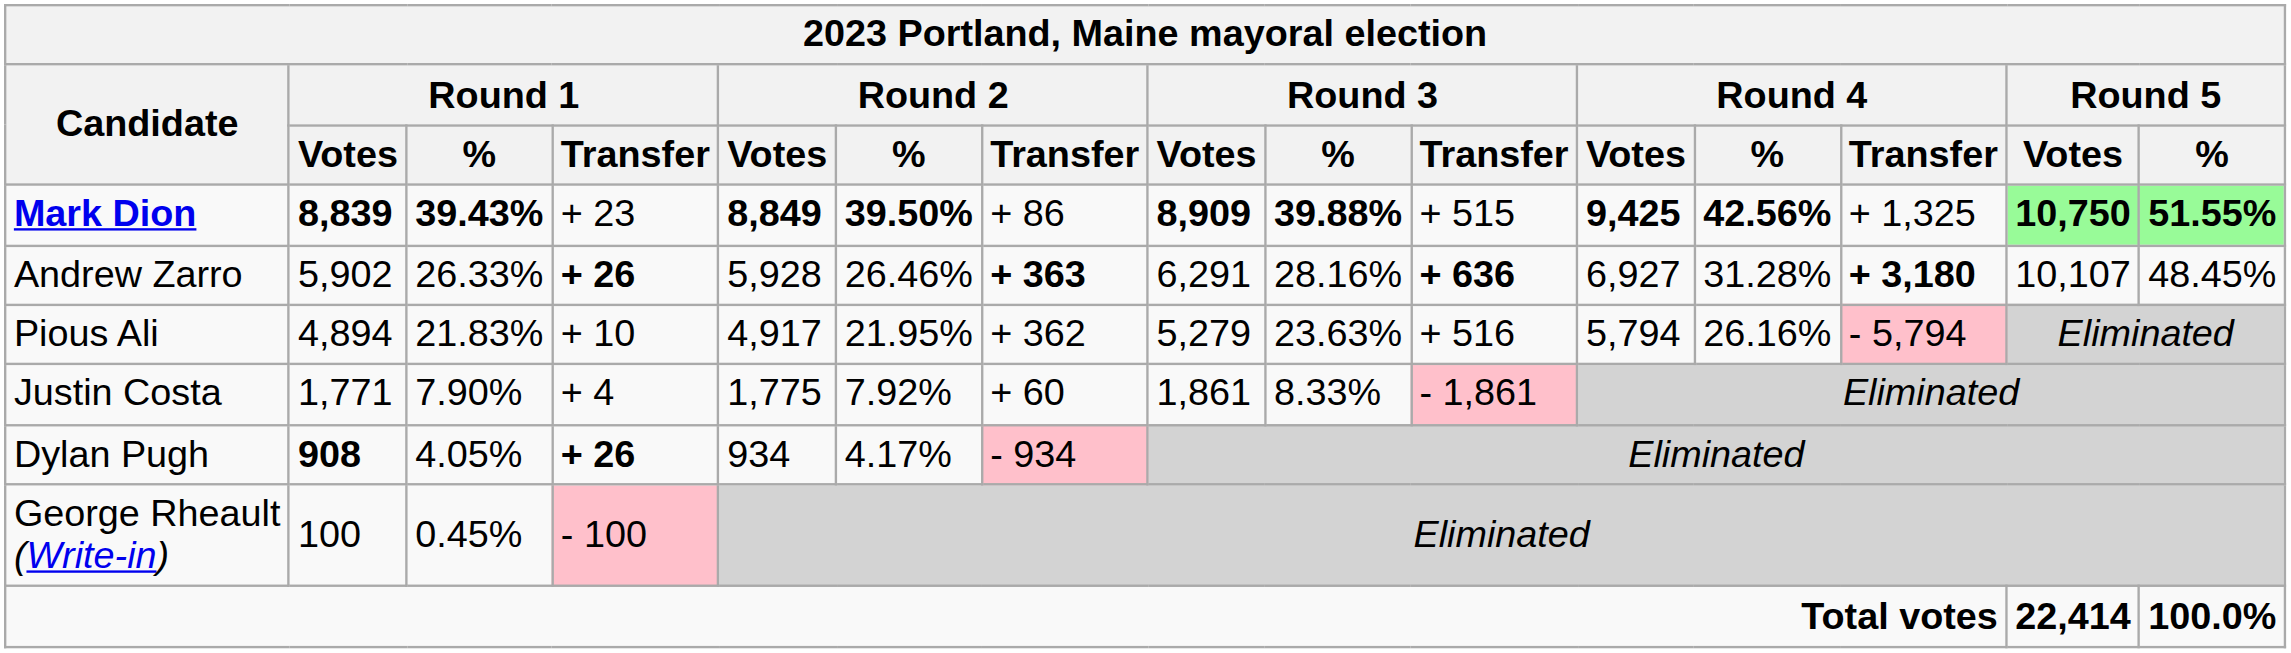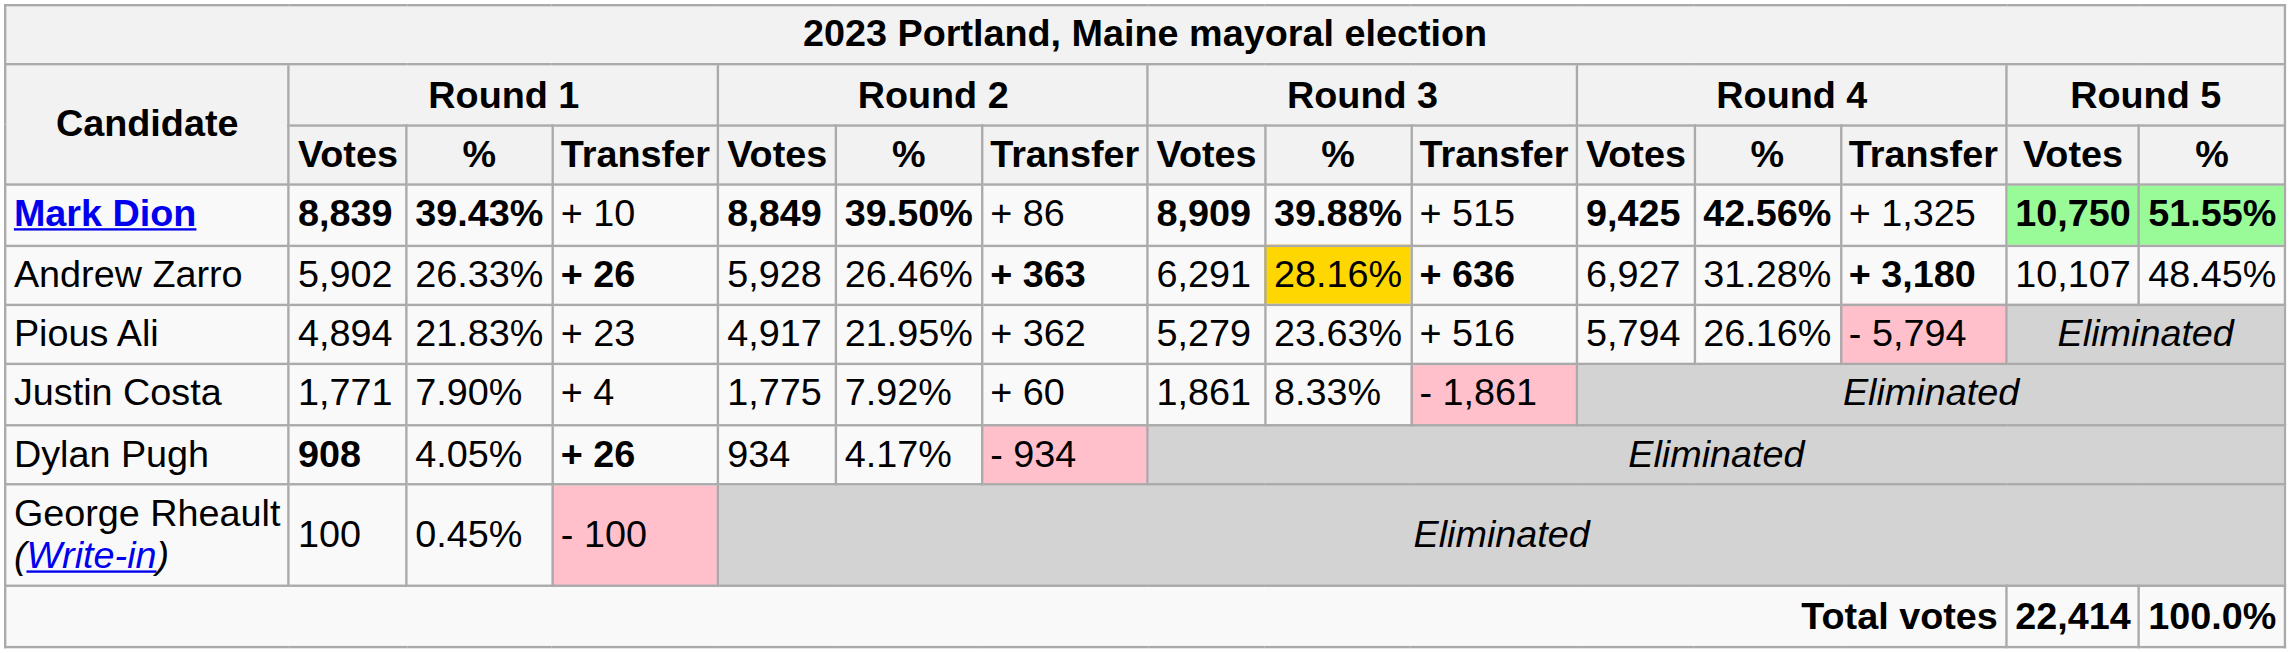(598, 214) + 23 -> (598, 214) + 10
(1338, 273) no background -> (1338, 273) gold background
(598, 333) + 10 -> (598, 333) + 23
